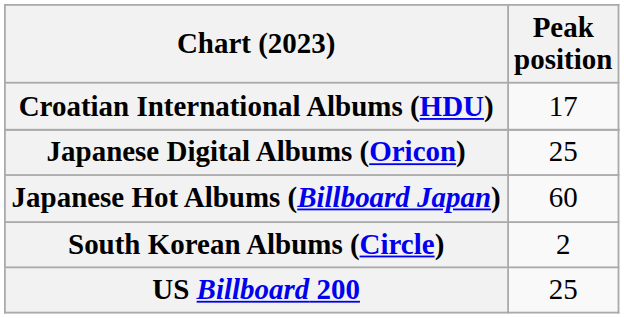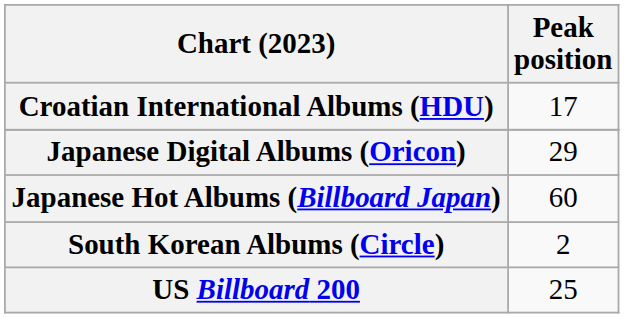(563, 151) 25 -> (563, 151) 29
